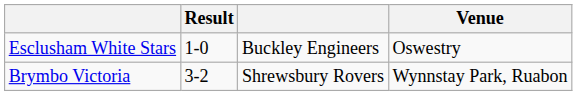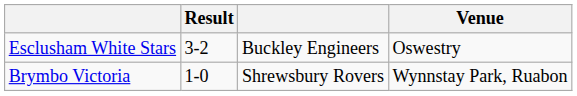(196, 47) 1-0 -> (196, 47) 3-2
(196, 76) 3-2 -> (196, 76) 1-0
